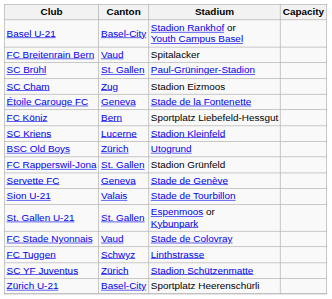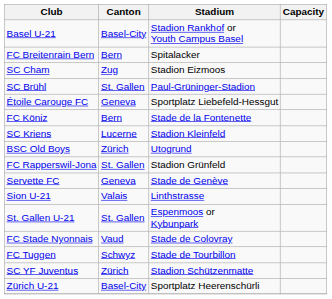(112, 54) Vaud -> (112, 54) Bern
rows swapped: (26, 70) <-> (28, 86)
(201, 102) Stade de la Fontenette -> (214, 102) Sportplatz Liebefeld-Hessgut
(214, 117) Sportplatz Liebefeld-Hessgut -> (201, 117) Stade de la Fontenette
(193, 196) Stade de Tourbillon -> (178, 196) Linthstrasse
(178, 254) Linthstrasse -> (193, 254) Stade de Tourbillon
